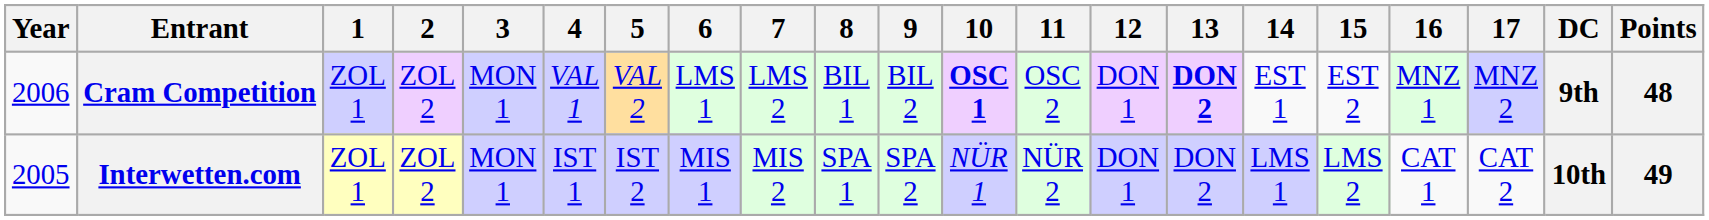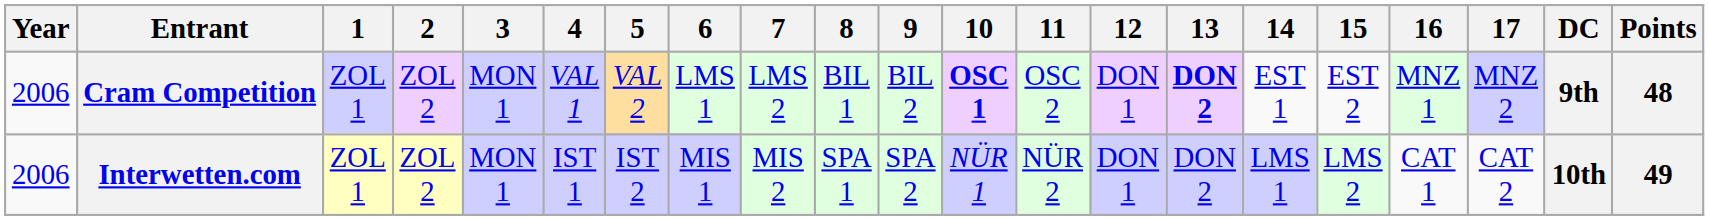(41, 173) 2005 -> (41, 173) 2006
